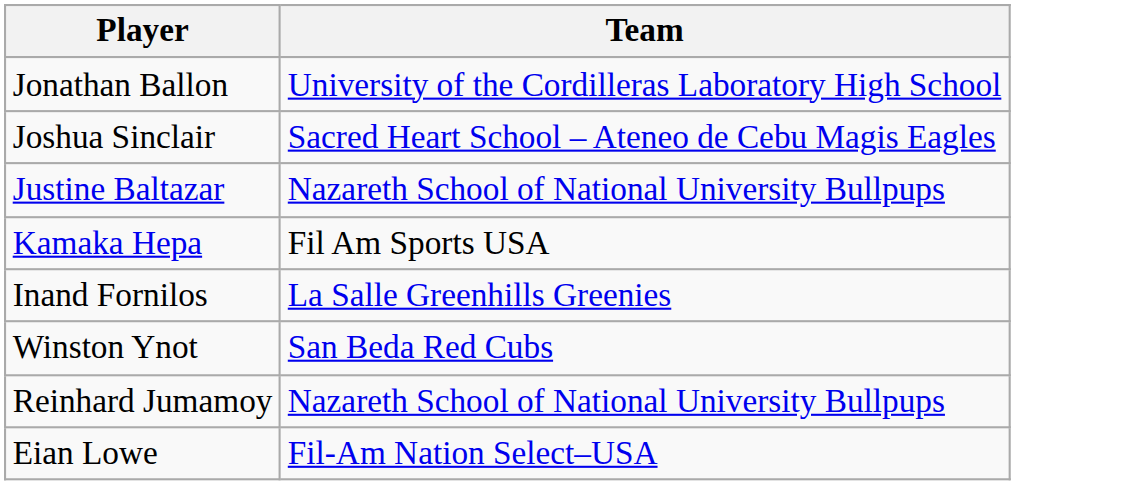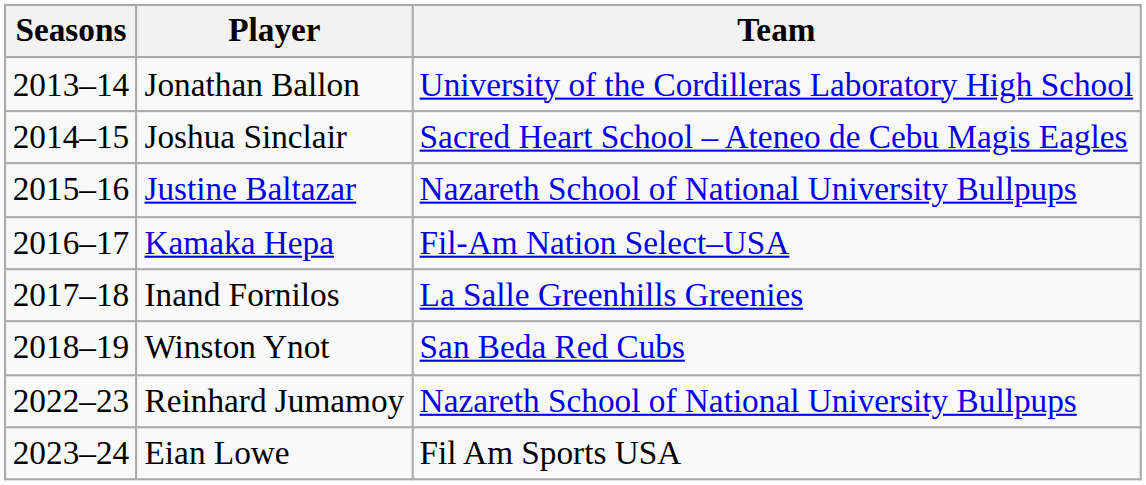+ column: (71, 30)
(419, 242) Fil Am Sports USA -> (604, 242) Fil-Am Nation Select–USA
(473, 453) Fil-Am Nation Select–USA -> (550, 453) Fil Am Sports USA
